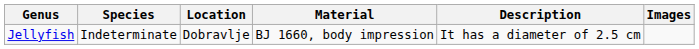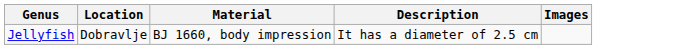- column: (129, 15)
